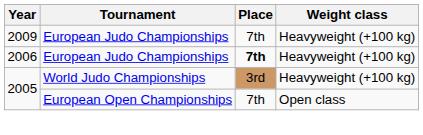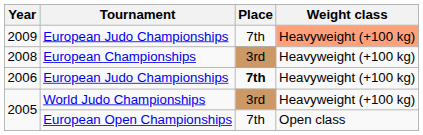(347, 36) no background -> (347, 36) lightsalmon background
+ row: (22, 57)
